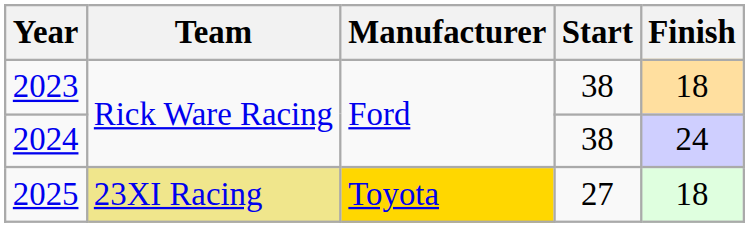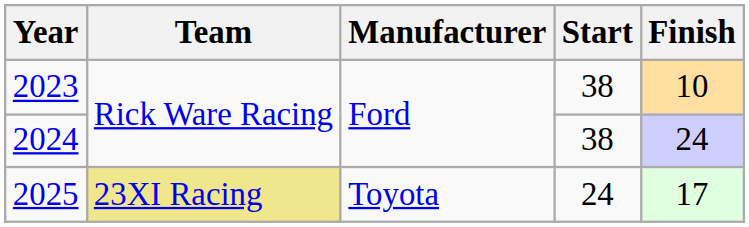(692, 86) 18 -> (692, 86) 10
(394, 194) gold background -> (394, 194) no background
(597, 194) 27 -> (597, 194) 24
(692, 194) 18 -> (692, 194) 17
